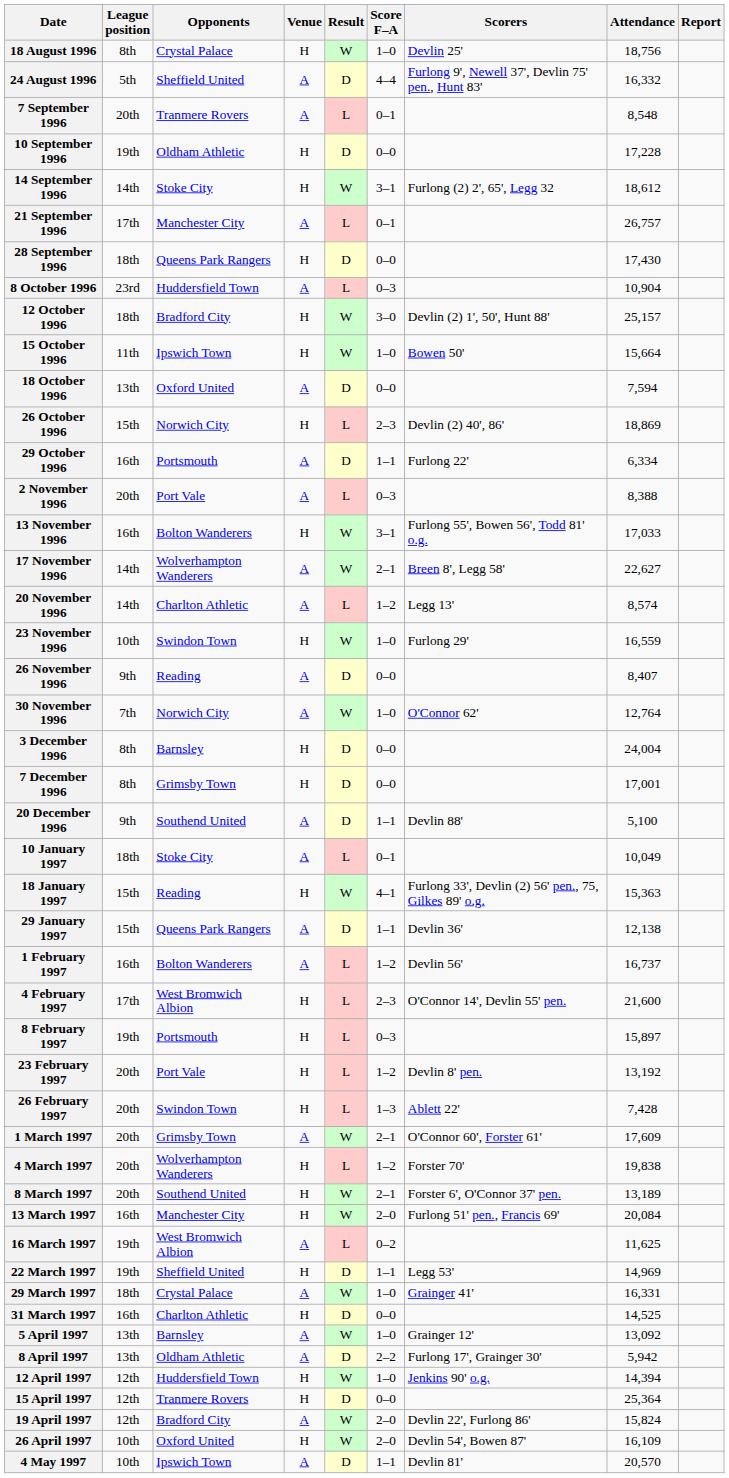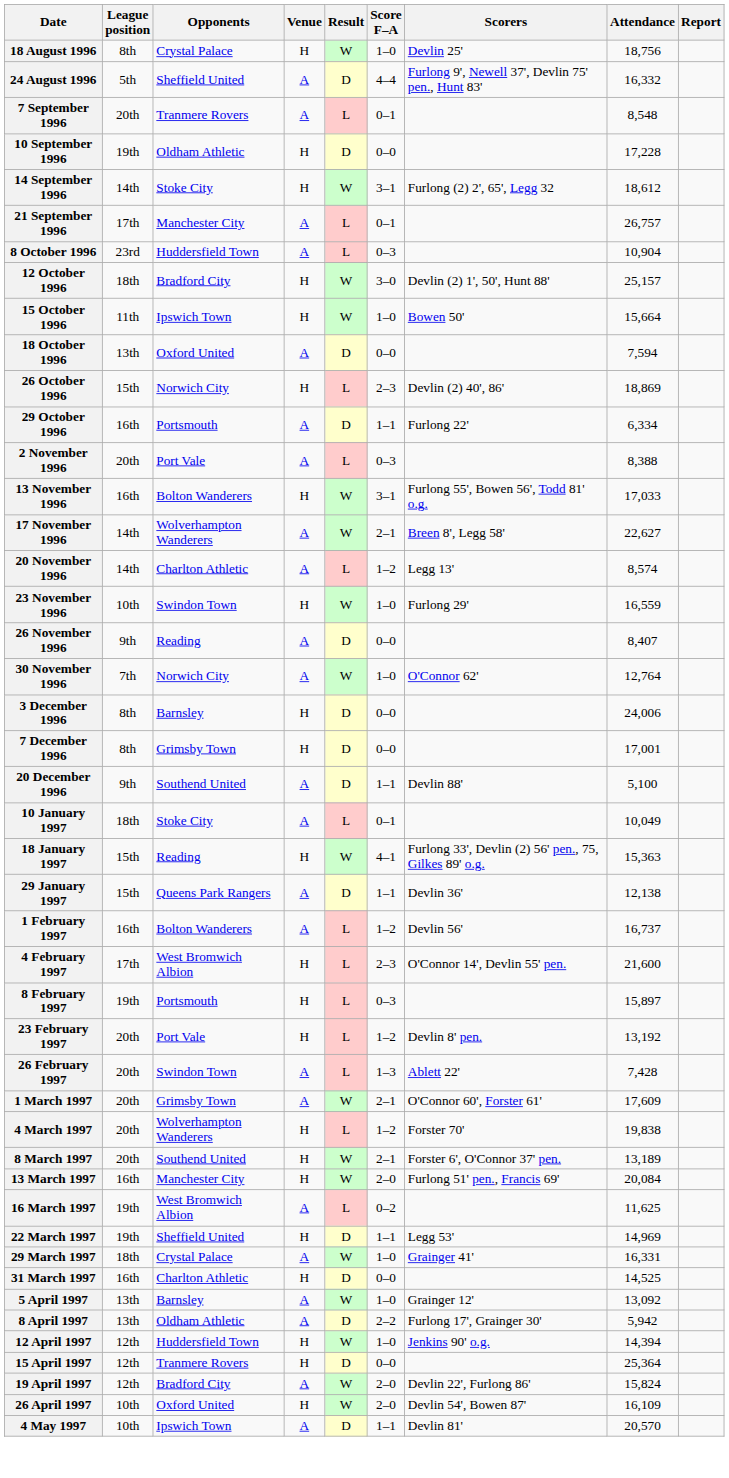- row: (53, 259)
(643, 748) 24,004 -> (643, 712) 24,006
(304, 1108) H -> (304, 1072) A
